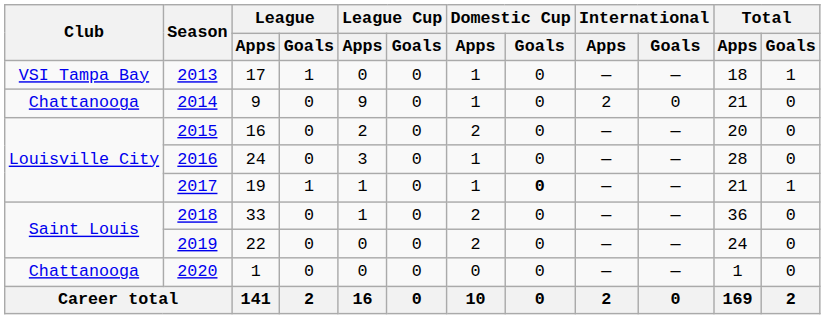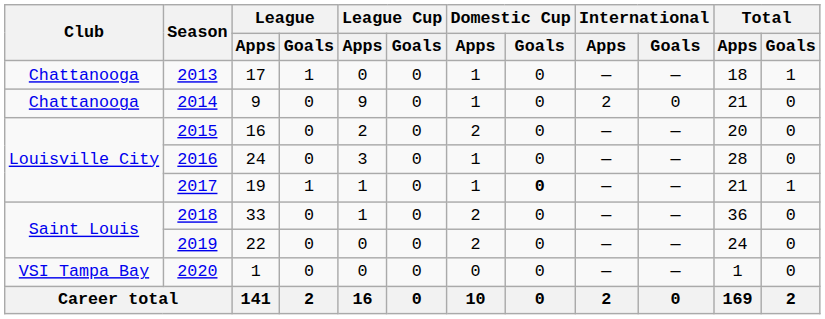(84, 75) VSI Tampa Bay -> (84, 75) Chattanooga
(84, 271) Chattanooga -> (84, 271) VSI Tampa Bay
